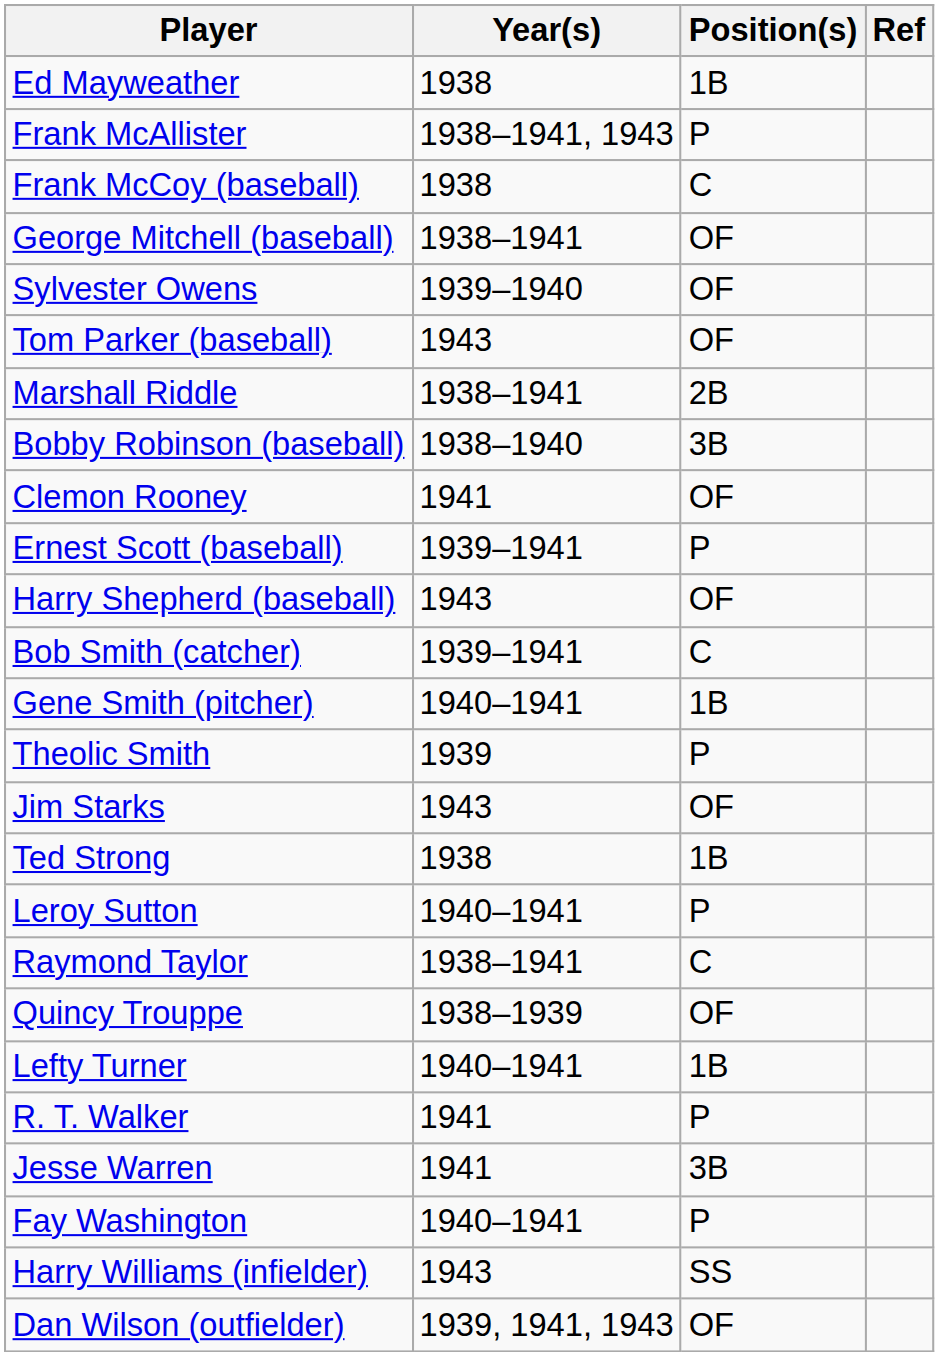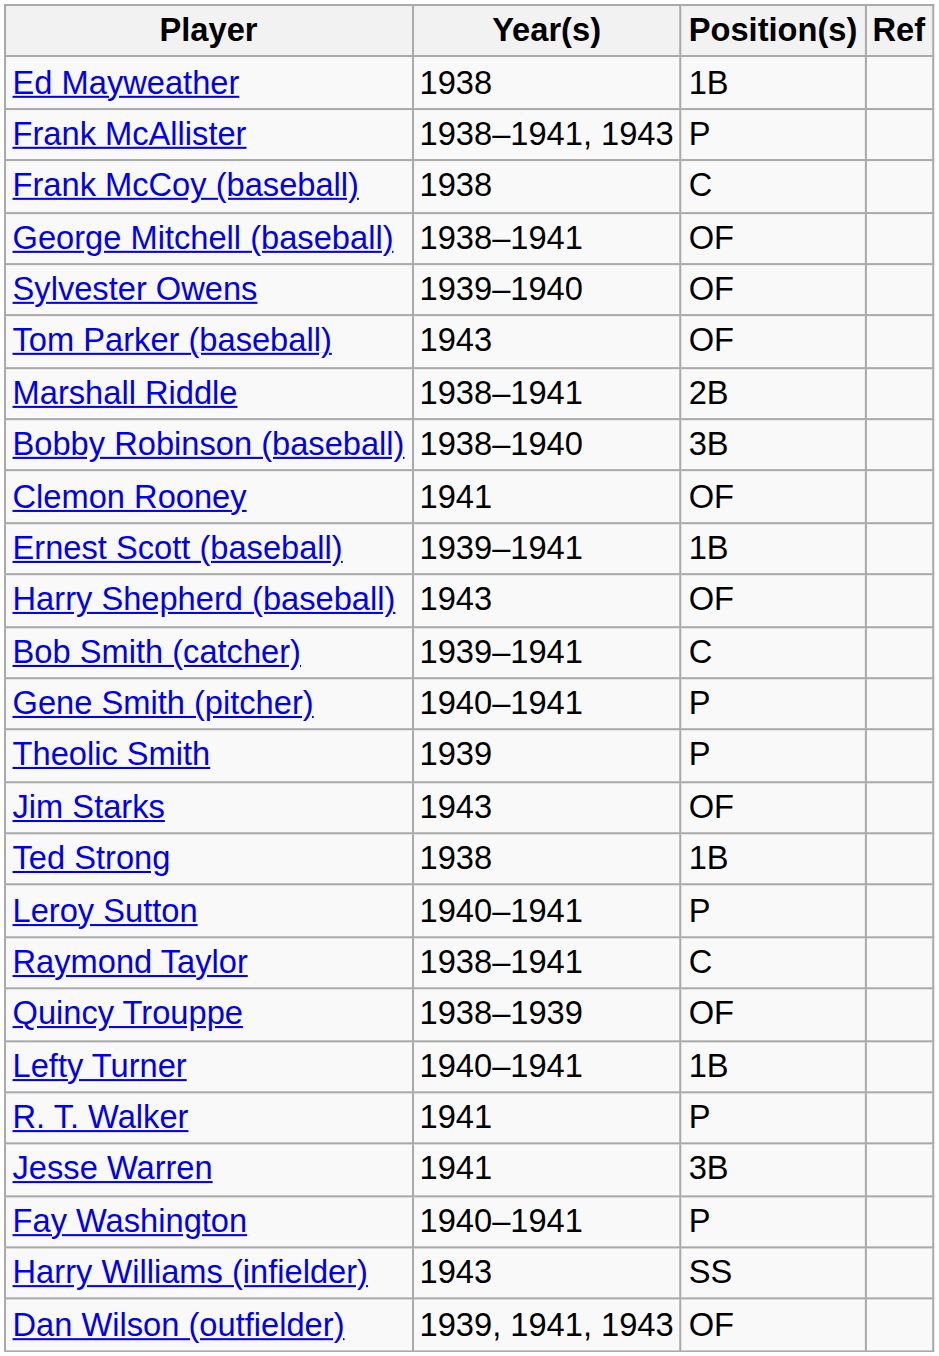(700, 548) P -> (709, 548) 1B
(709, 703) 1B -> (700, 703) P
